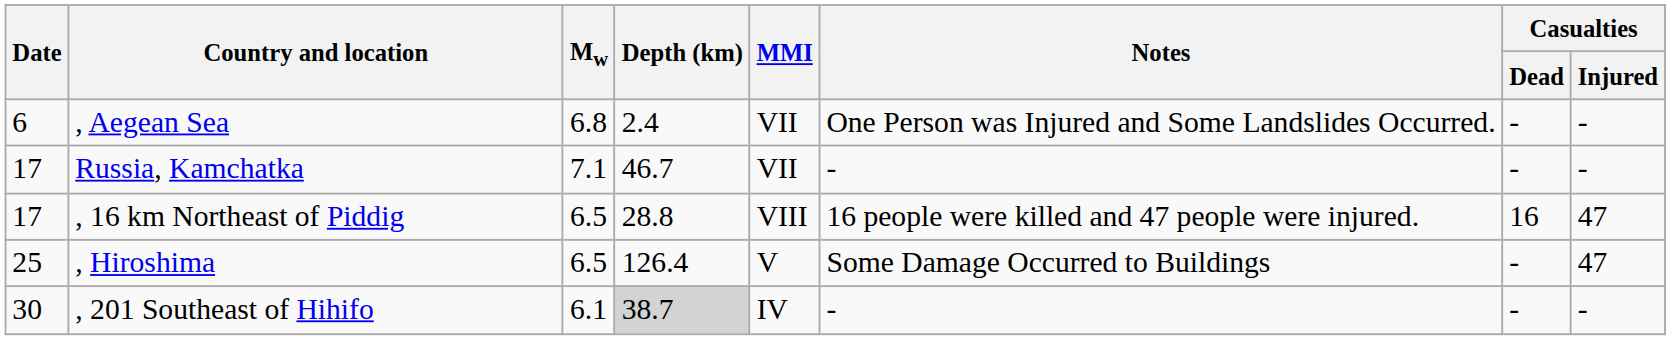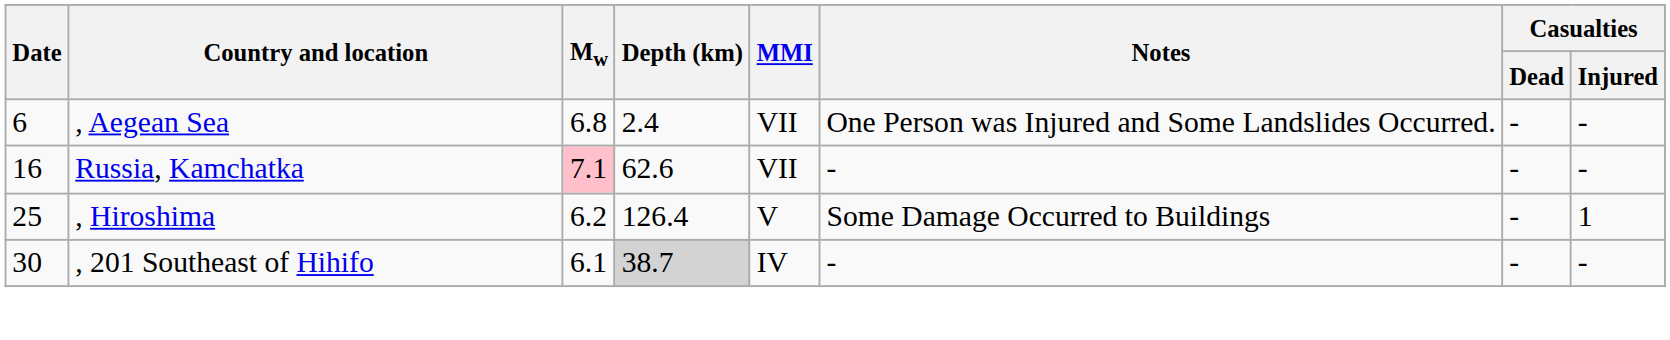(27, 168) 17 -> (27, 168) 16
(588, 168) no background -> (588, 168) pink background
(648, 168) 46.7 -> (648, 168) 62.6
- row: (240, 215)
(588, 262) 6.5 -> (588, 215) 6.2
(1592, 262) 47 -> (1585, 215) 1
